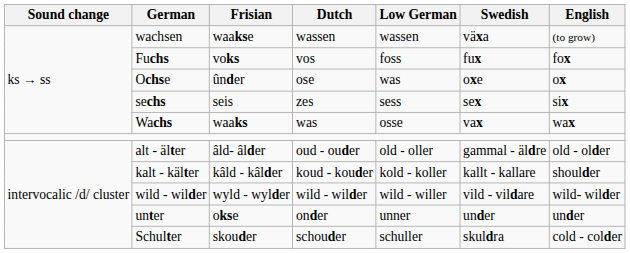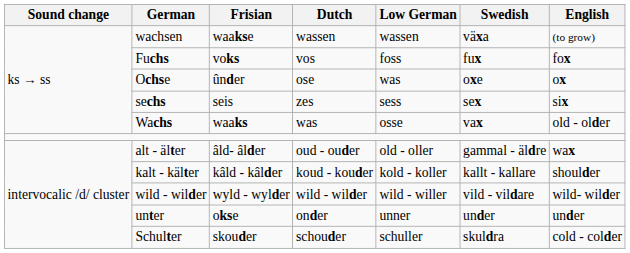(564, 123) wax -> (581, 123) old - older
(581, 150) old - older -> (564, 150) wax
